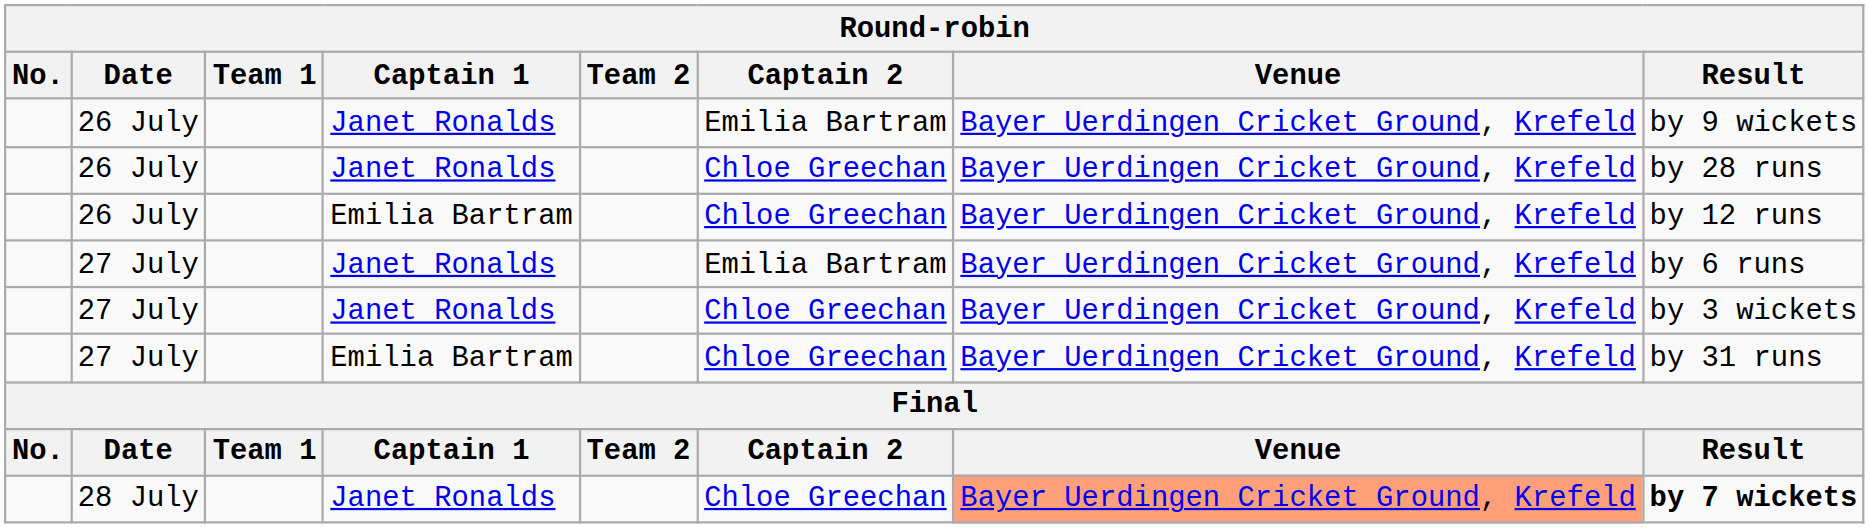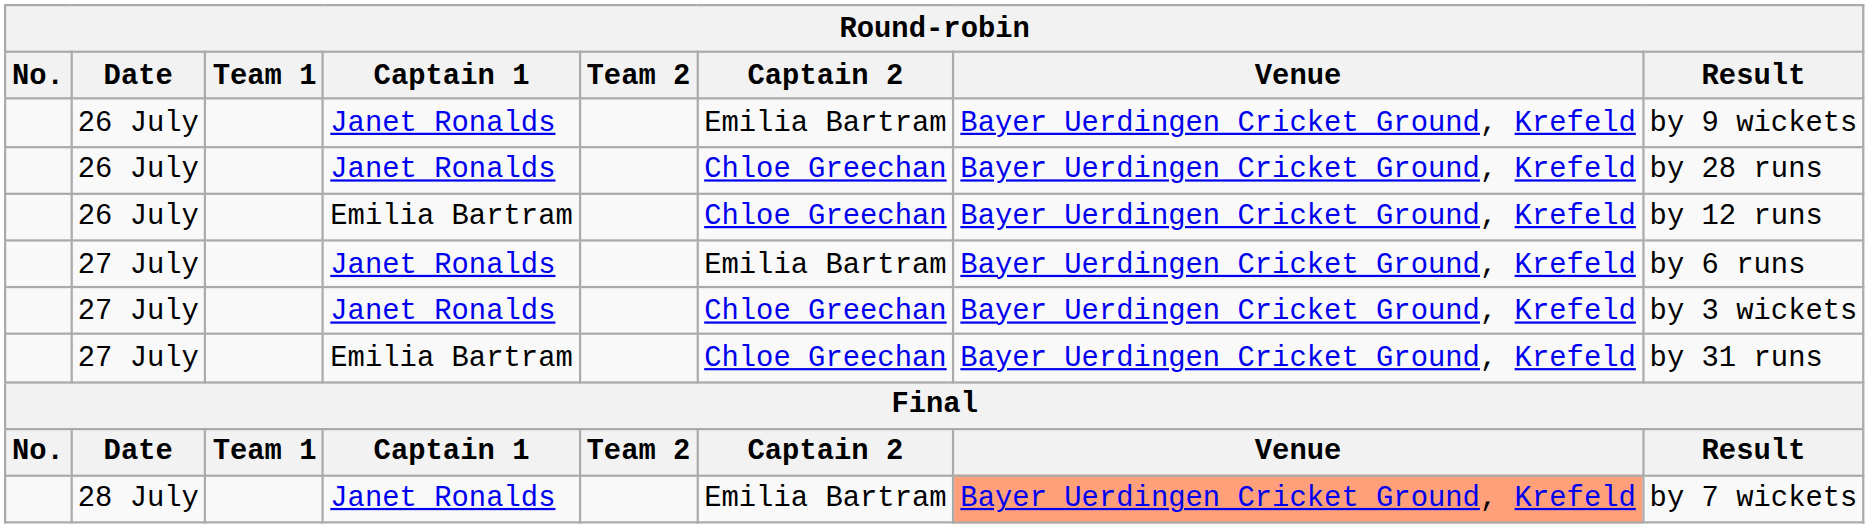(825, 499) Chloe Greechan -> (825, 499) Emilia Bartram
(1753, 499) bold -> (1753, 499) normal
